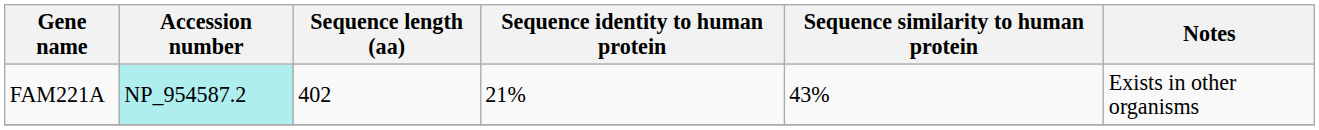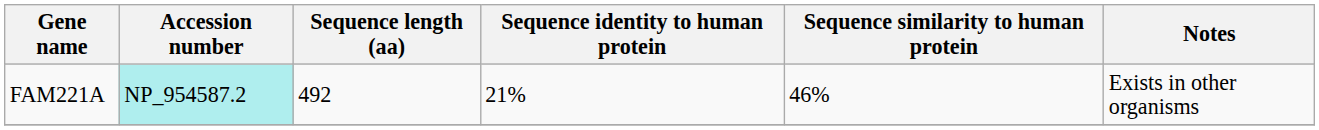(315, 94) 402 -> (315, 94) 492
(809, 94) 43% -> (809, 94) 46%
